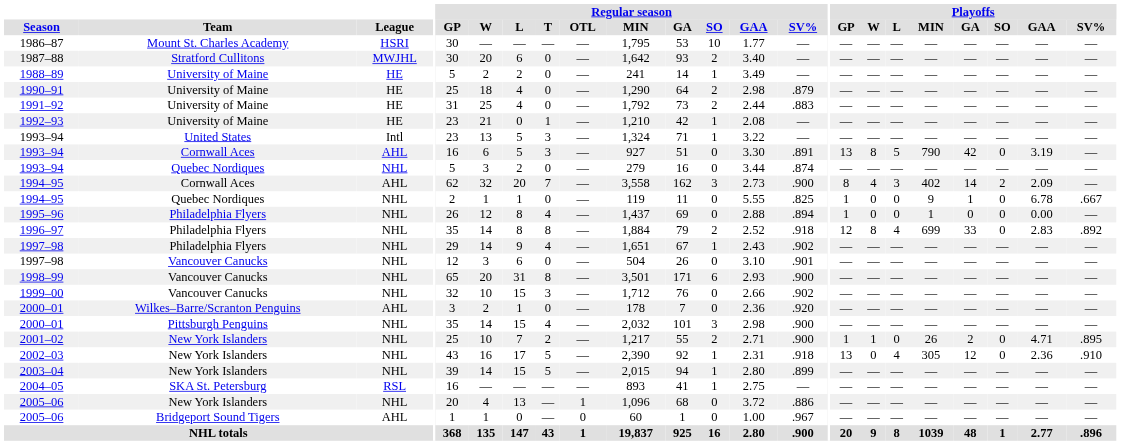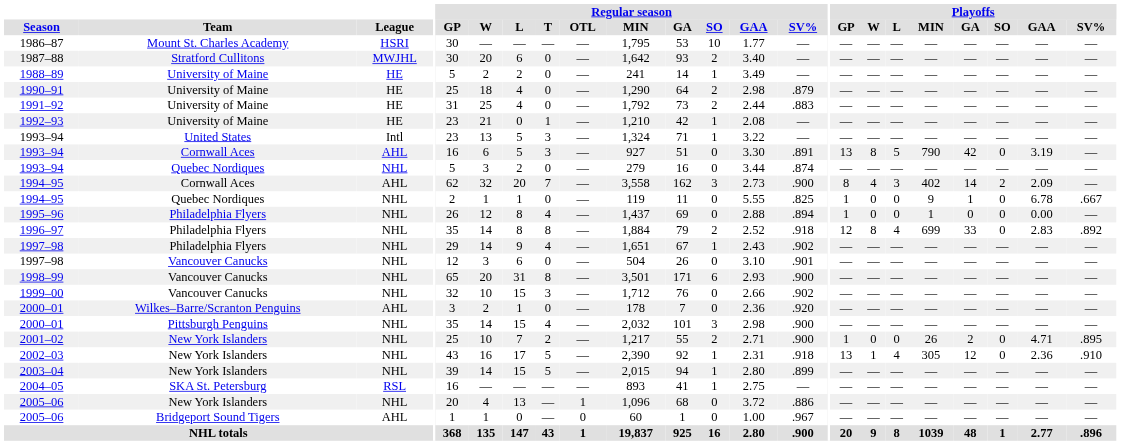(873, 339) 1 -> (873, 339) 0
(873, 355) 0 -> (873, 355) 1
